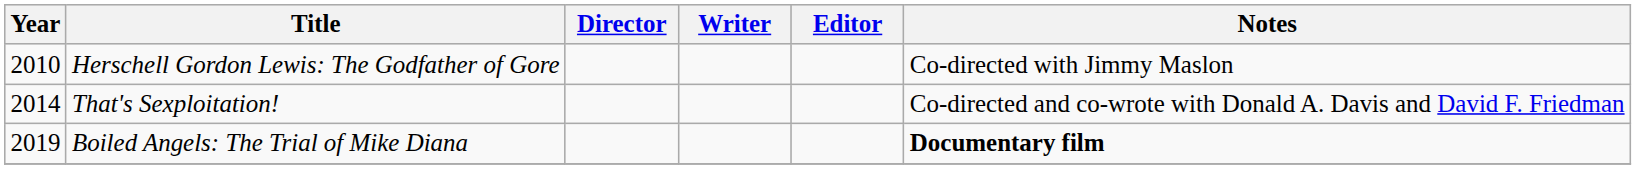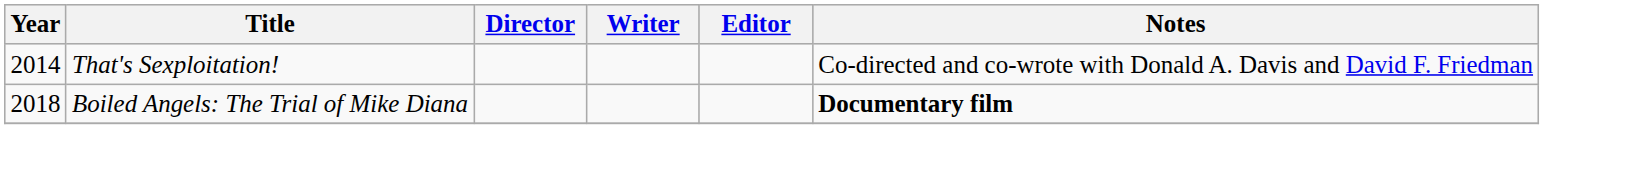- row: (316, 63)
(35, 143) 2019 -> (35, 103) 2018
